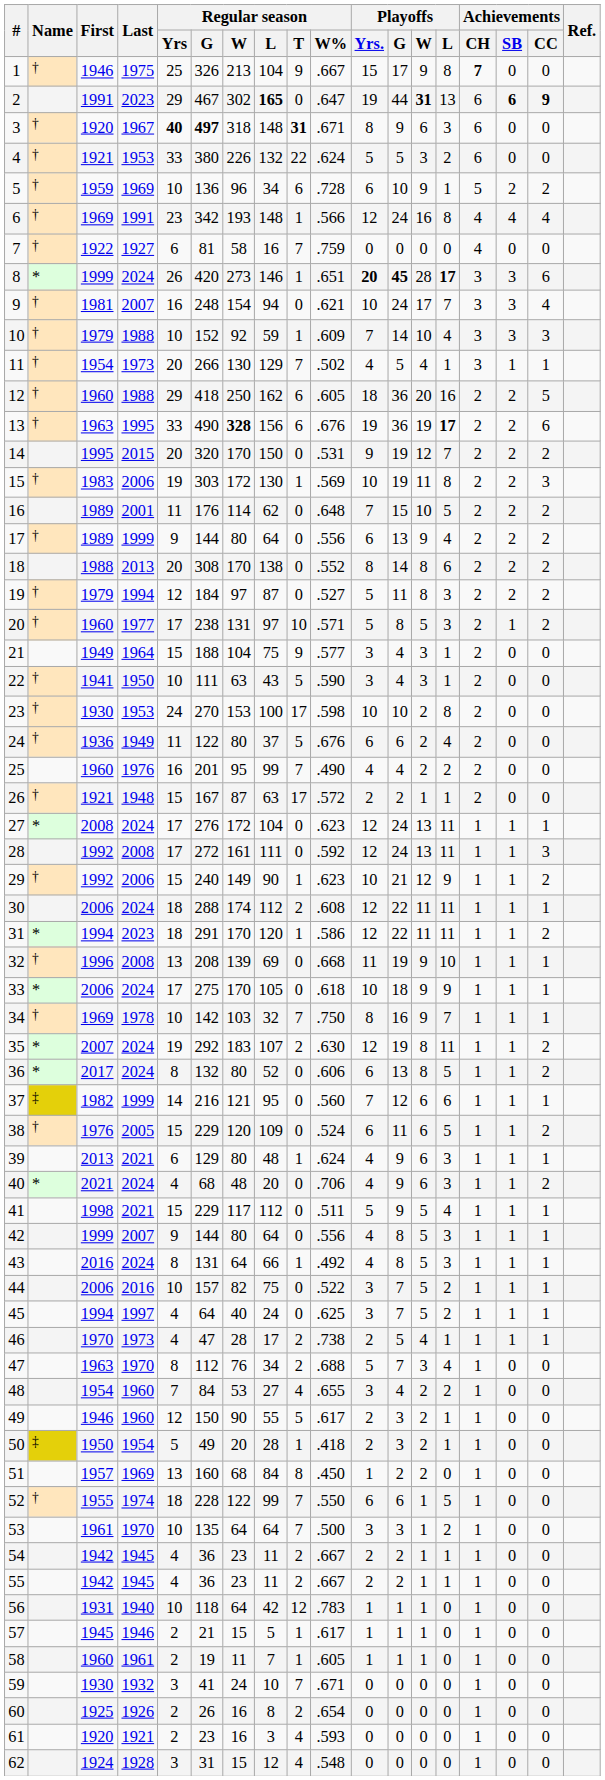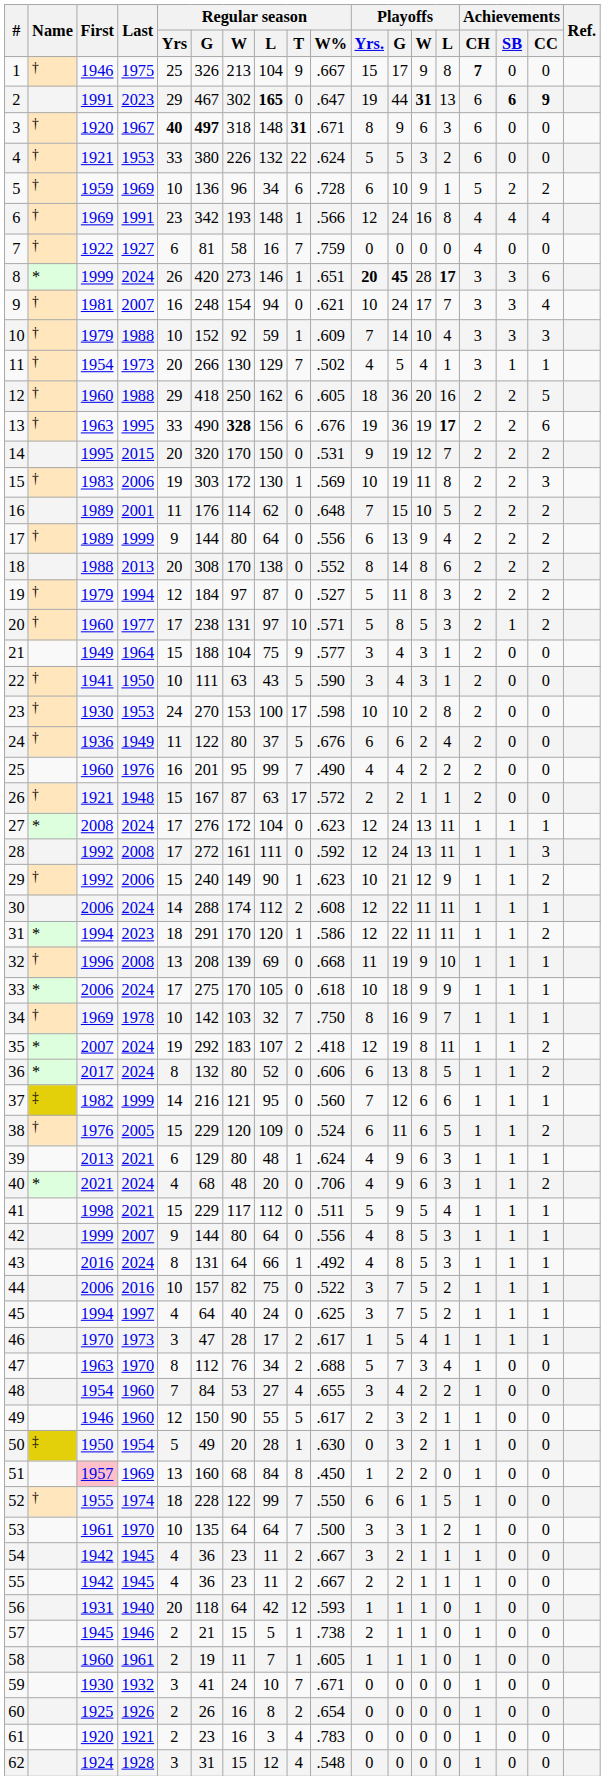(174, 908) 18 -> (174, 908) 14
(331, 1046) .630 -> (331, 1046) .418
(174, 1339) 4 -> (174, 1339) 3
(331, 1339) .738 -> (331, 1339) .617
(369, 1339) 2 -> (369, 1339) 1
(331, 1445) .418 -> (331, 1445) .630
(369, 1445) 2 -> (369, 1445) 0
(97, 1473) no background -> (97, 1473) pink background
(369, 1555) 2 -> (369, 1555) 3
(174, 1607) 10 -> (174, 1607) 20
(331, 1607) .783 -> (331, 1607) .593
(331, 1633) .617 -> (331, 1633) .738
(369, 1633) 1 -> (369, 1633) 2
(331, 1736) .593 -> (331, 1736) .783
